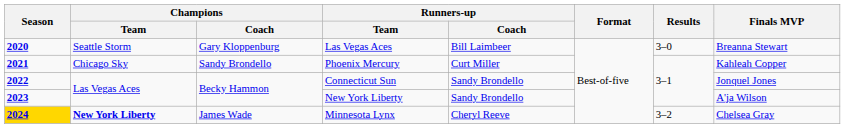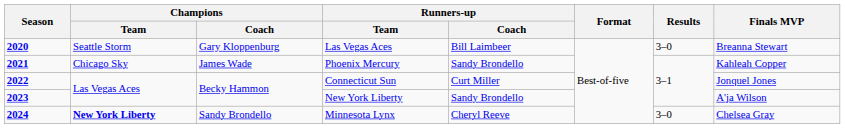(235, 64) Sandy Brondello -> (225, 64) James Wade
(475, 64) Curt Miller -> (487, 64) Sandy Brondello
(487, 81) Sandy Brondello -> (475, 81) Curt Miller
(18, 115) gold background -> (18, 115) no background
(225, 115) James Wade -> (235, 115) Sandy Brondello
(664, 115) 3–2 -> (664, 115) 3–0
